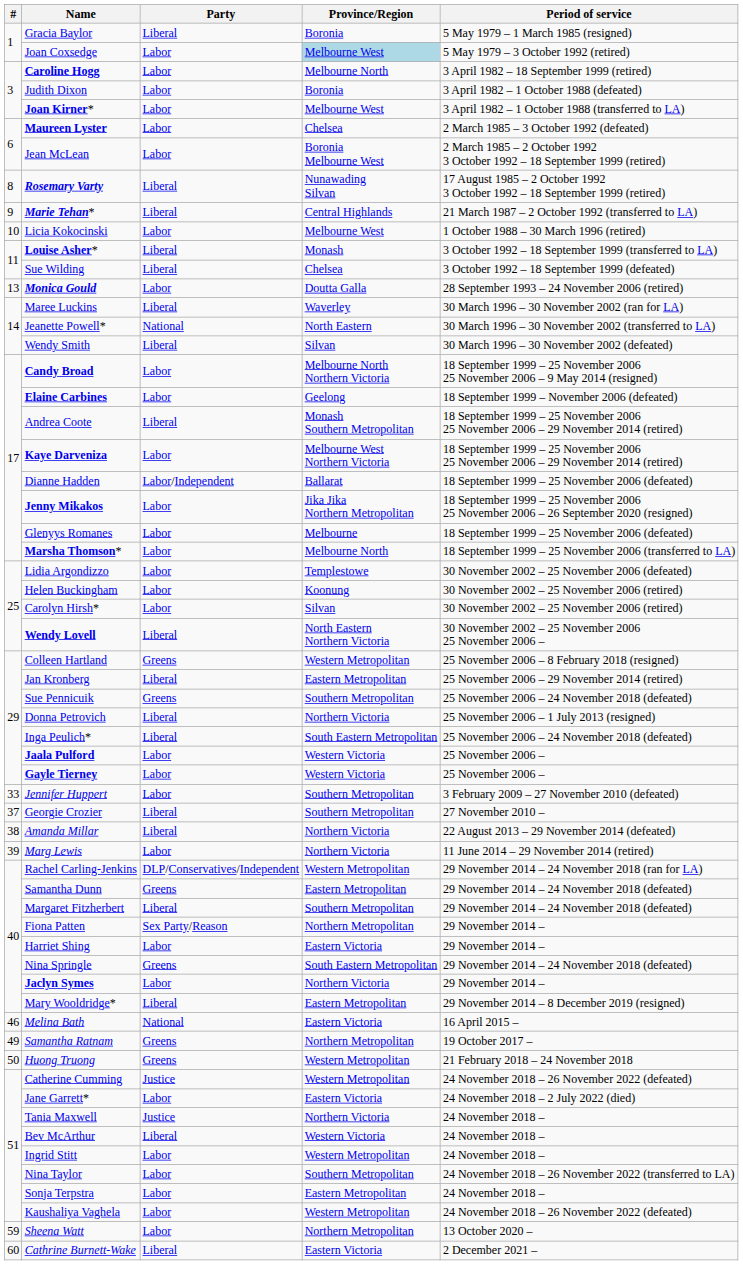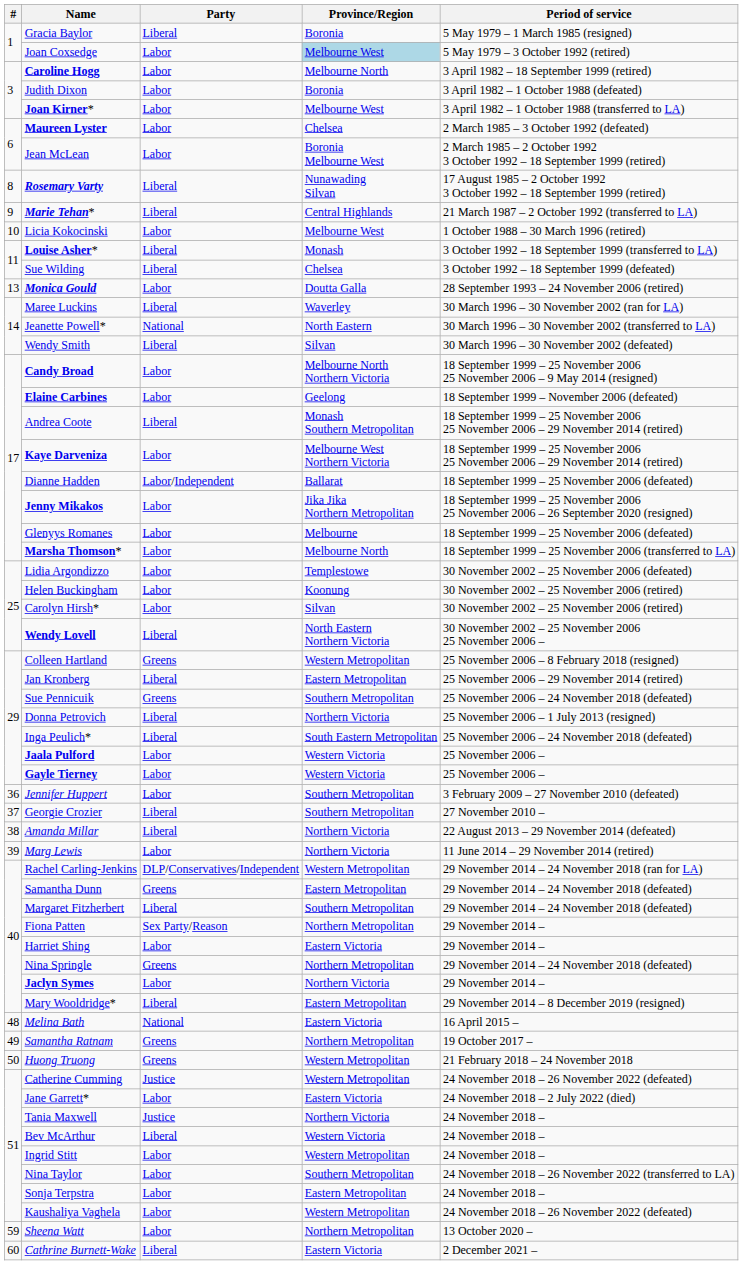(13, 793) 33 -> (13, 793) 36
(371, 964) South Eastern Metropolitan -> (359, 964) Northern Metropolitan
(13, 1022) 46 -> (13, 1022) 48
